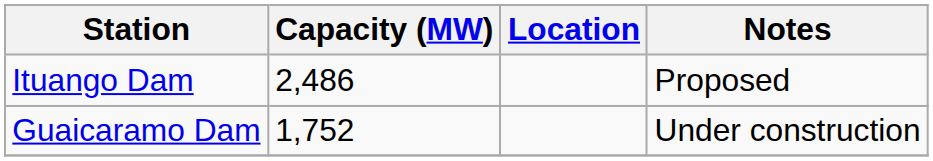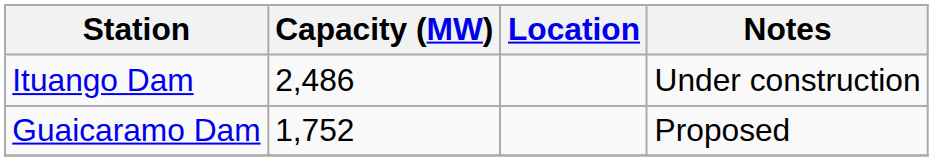(722, 79) Proposed -> (788, 79) Under construction
(788, 130) Under construction -> (722, 130) Proposed
